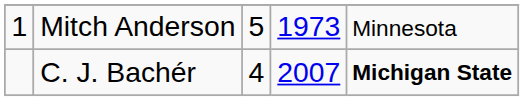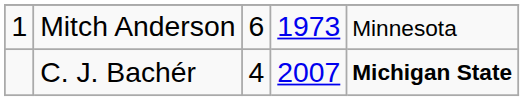(256, 26) 5 -> (256, 26) 6
